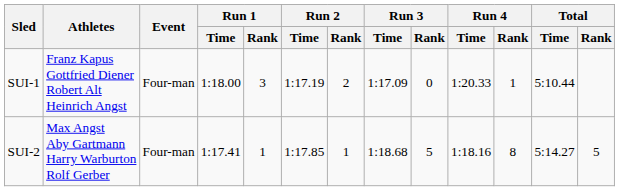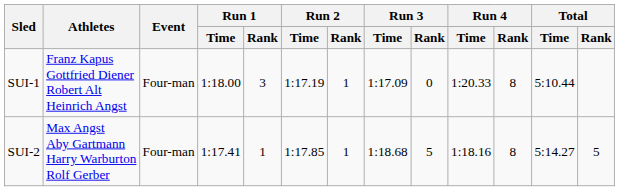(346, 82) 2 -> (346, 82) 1
(513, 82) 1 -> (513, 82) 8
